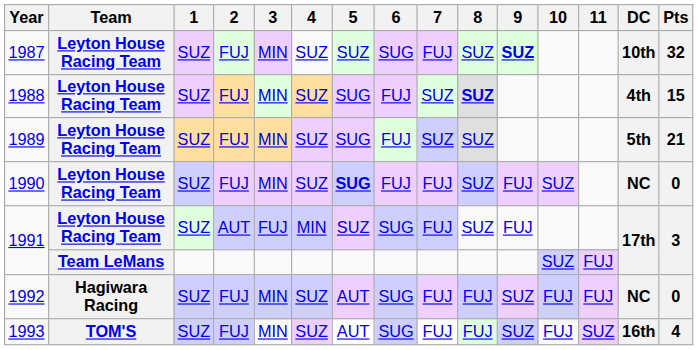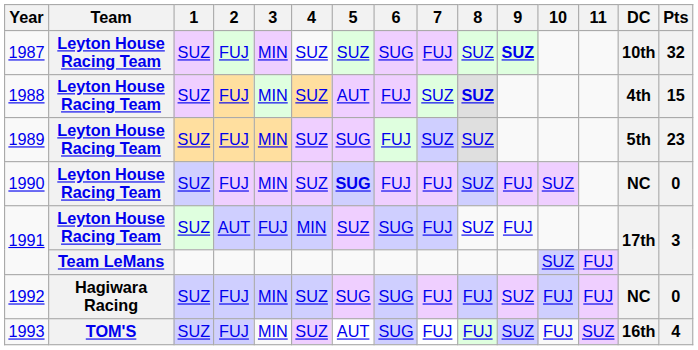(353, 96) SUG -> (353, 96) AUT
(676, 140) 21 -> (676, 140) 23
(353, 297) AUT -> (353, 297) SUG
